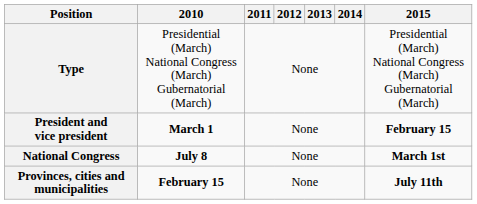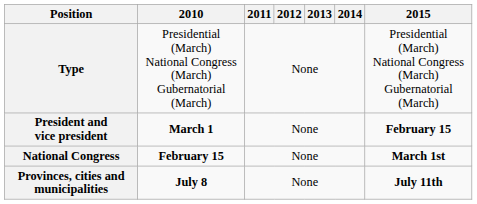(191, 156) July 8 -> (191, 156) February 15
(191, 182) February 15 -> (191, 182) July 8
